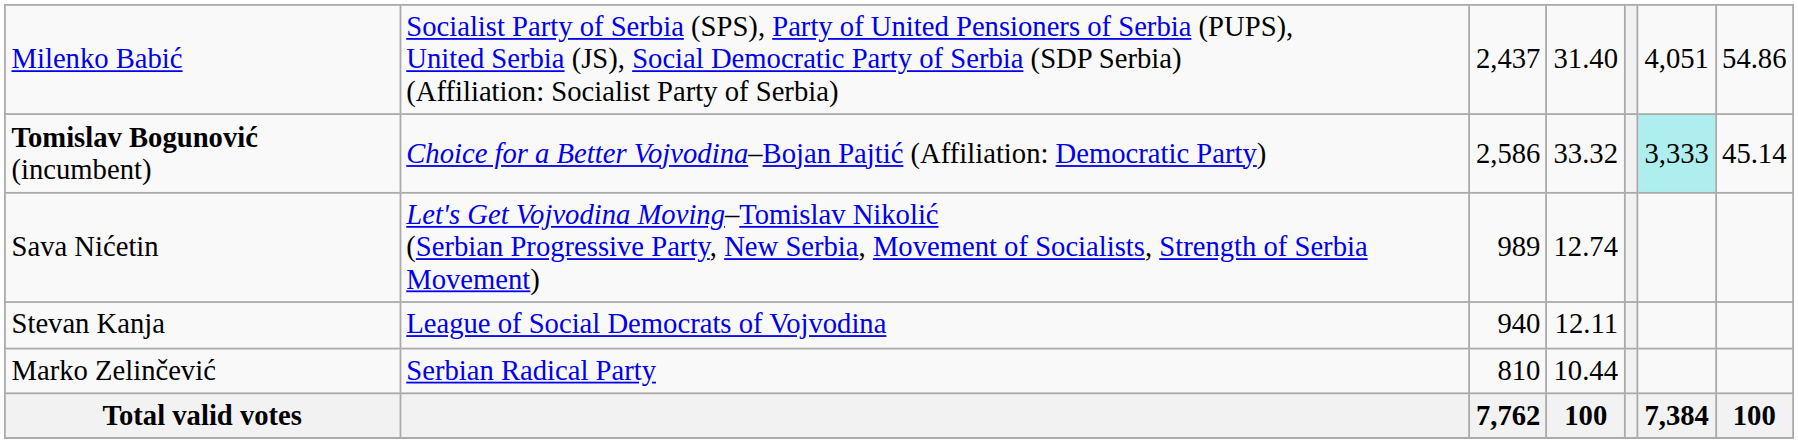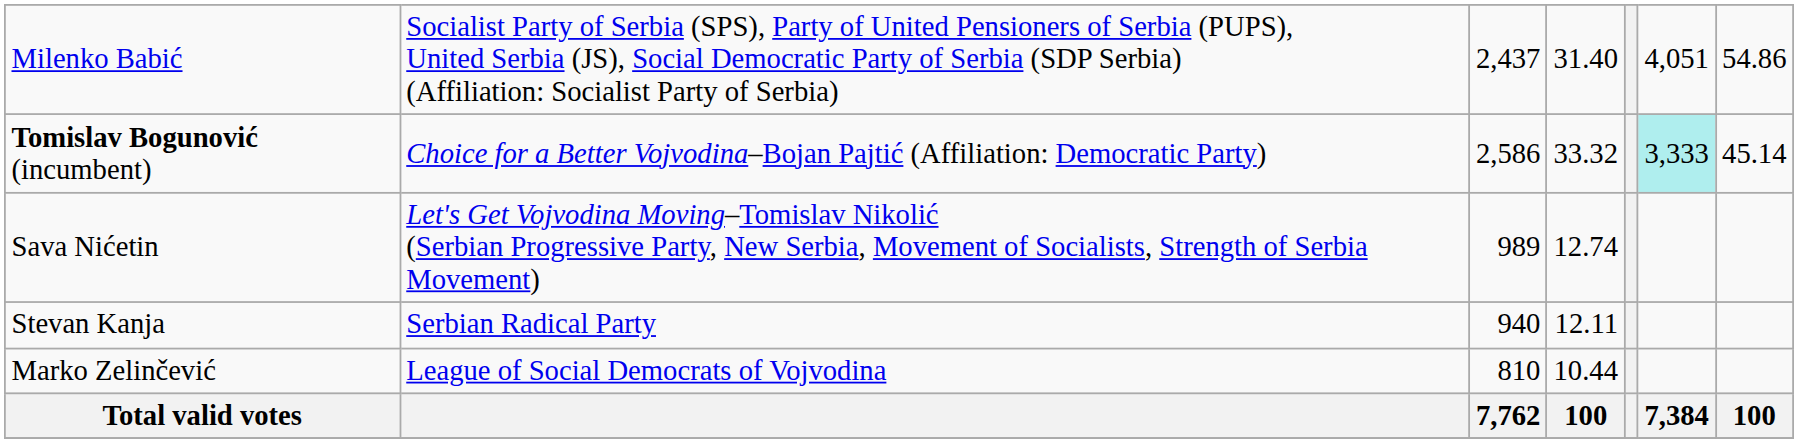(646, 324) League of Social Democrats of Vojvodina -> (531, 324) Serbian Radical Party
(531, 369) Serbian Radical Party -> (646, 369) League of Social Democrats of Vojvodina
